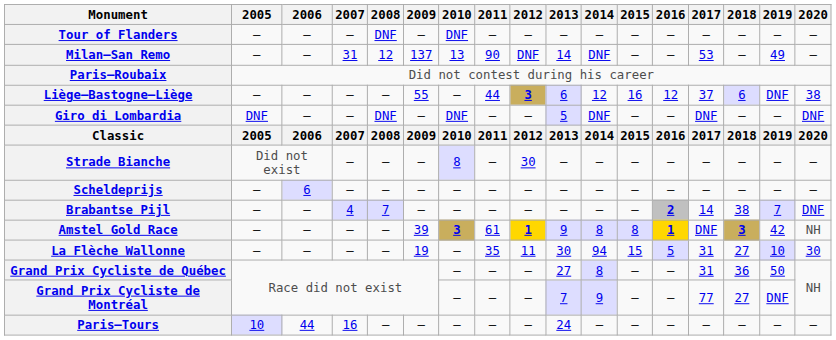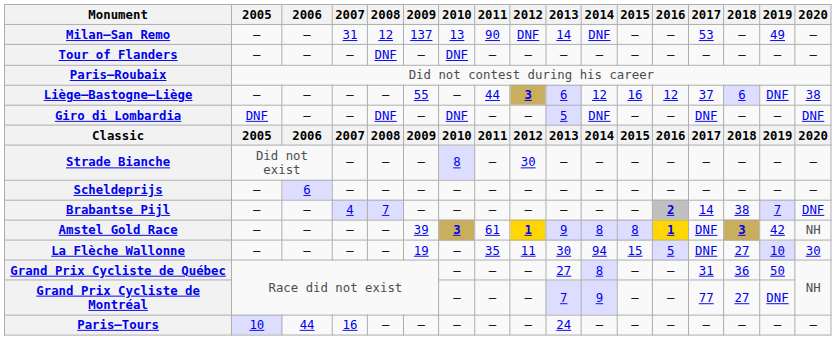rows swapped: (118, 55) <-> (118, 35)
(706, 250) 31 -> (706, 250) DNF
